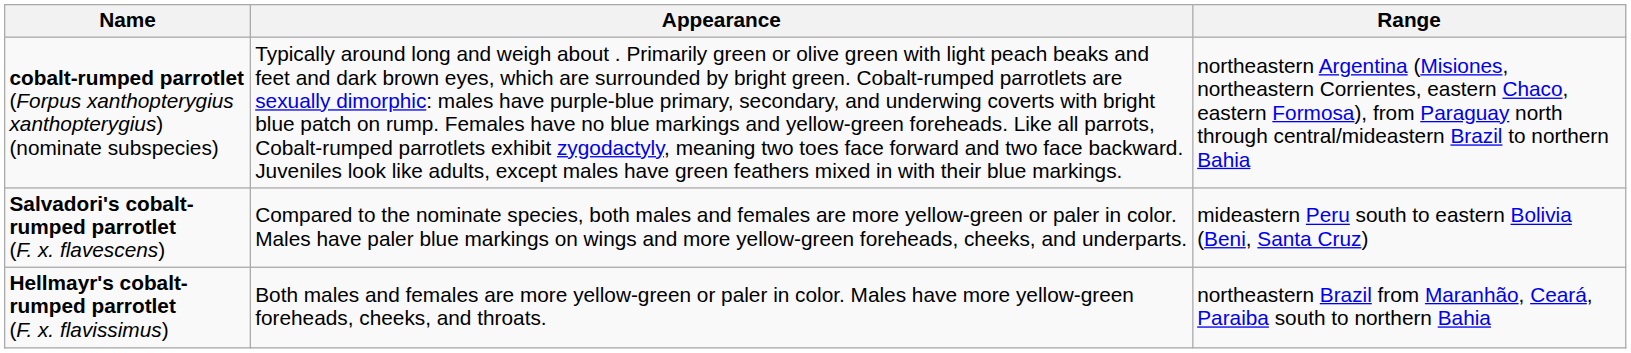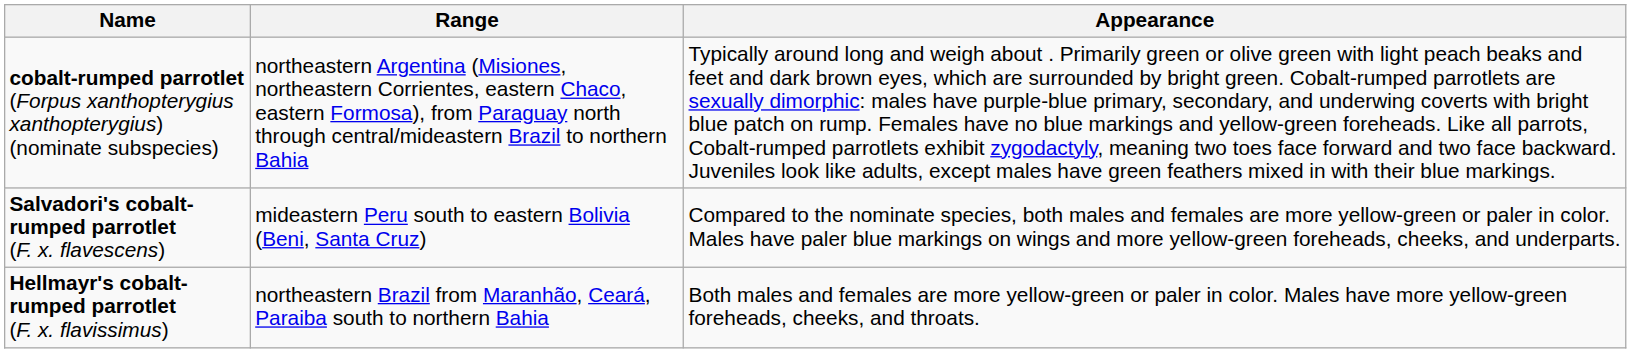columns swapped: (721, 20) <-> (1409, 20)
